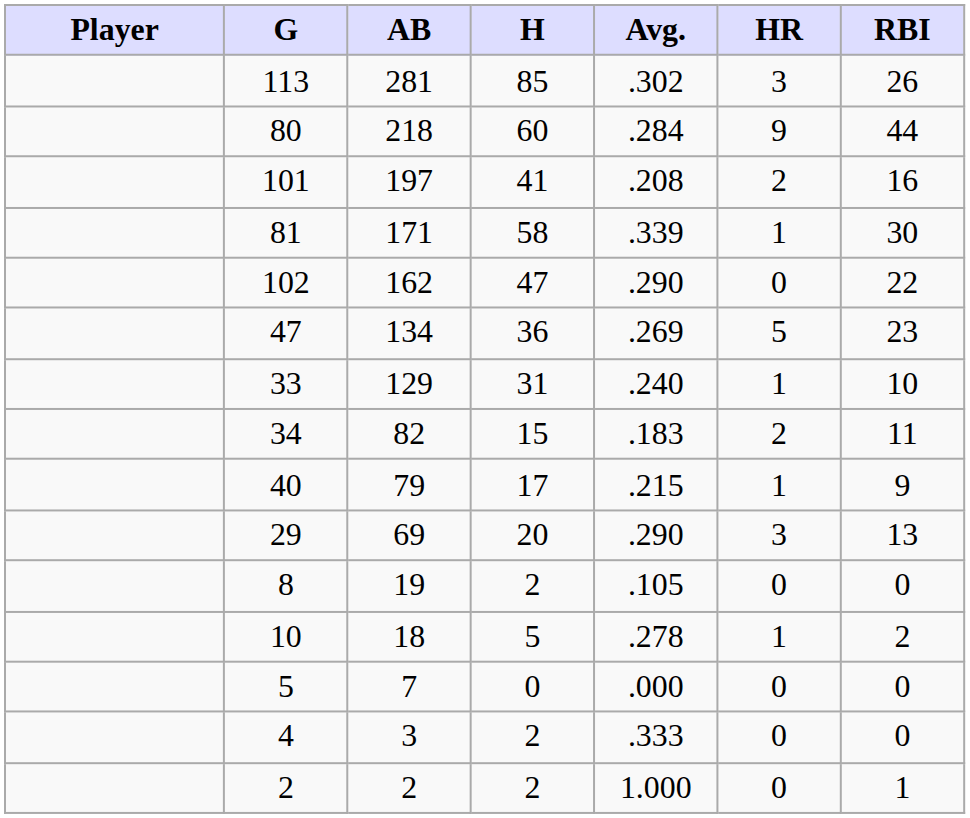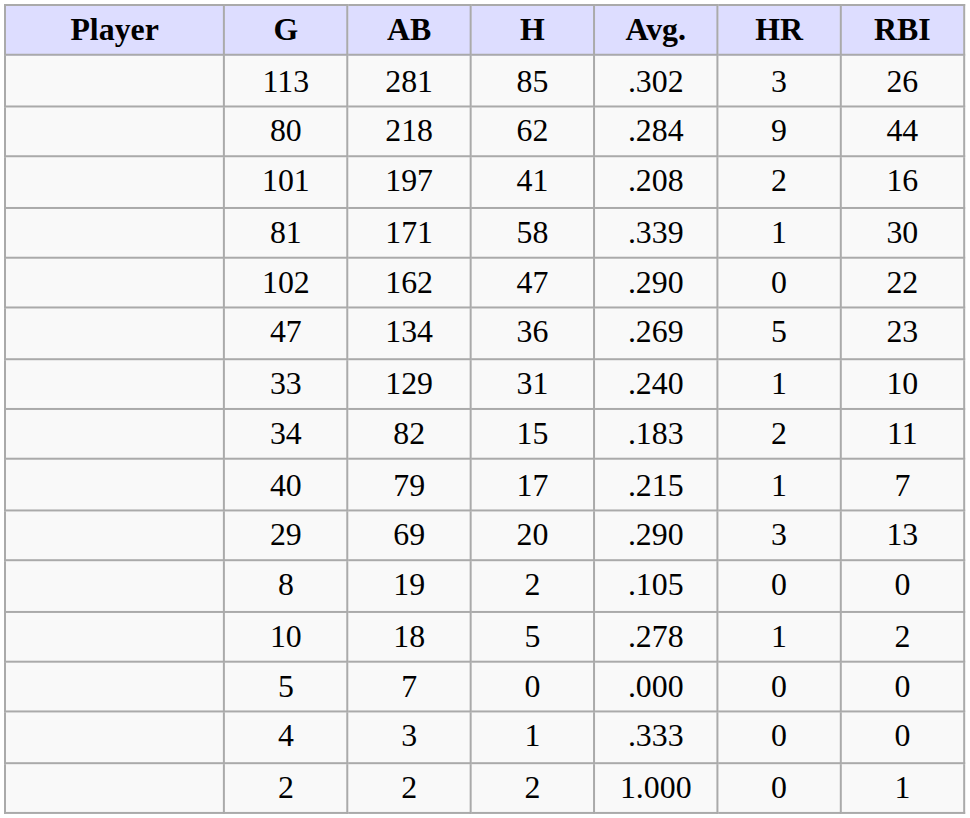(532, 130) 60 -> (532, 130) 62
(902, 484) 9 -> (902, 484) 7
(532, 736) 2 -> (532, 736) 1
